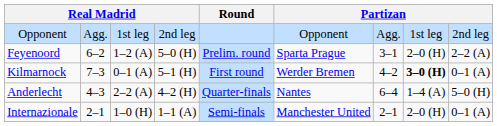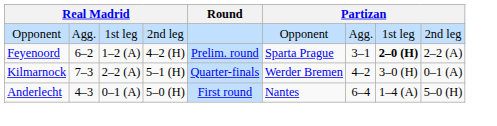(177, 53) 5–0 (H) -> (165, 53) 4–2 (H)
(426, 53) normal -> (398, 53) bold
(133, 72) 0–1 (A) -> (121, 72) 2–2 (A)
(236, 72) First round -> (225, 72) Quarter-finals
(426, 72) bold -> (398, 72) normal
(133, 92) 2–2 (A) -> (121, 92) 0–1 (A)
(177, 92) 4–2 (H) -> (165, 92) 5–0 (H)
(236, 92) Quarter-finals -> (225, 92) First round
- row: (42, 111)
